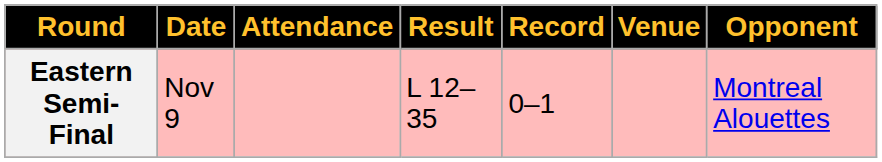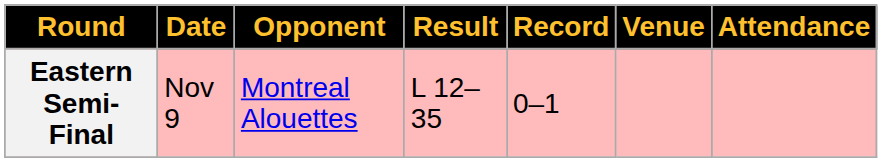columns swapped: (792, 26) <-> (317, 26)
